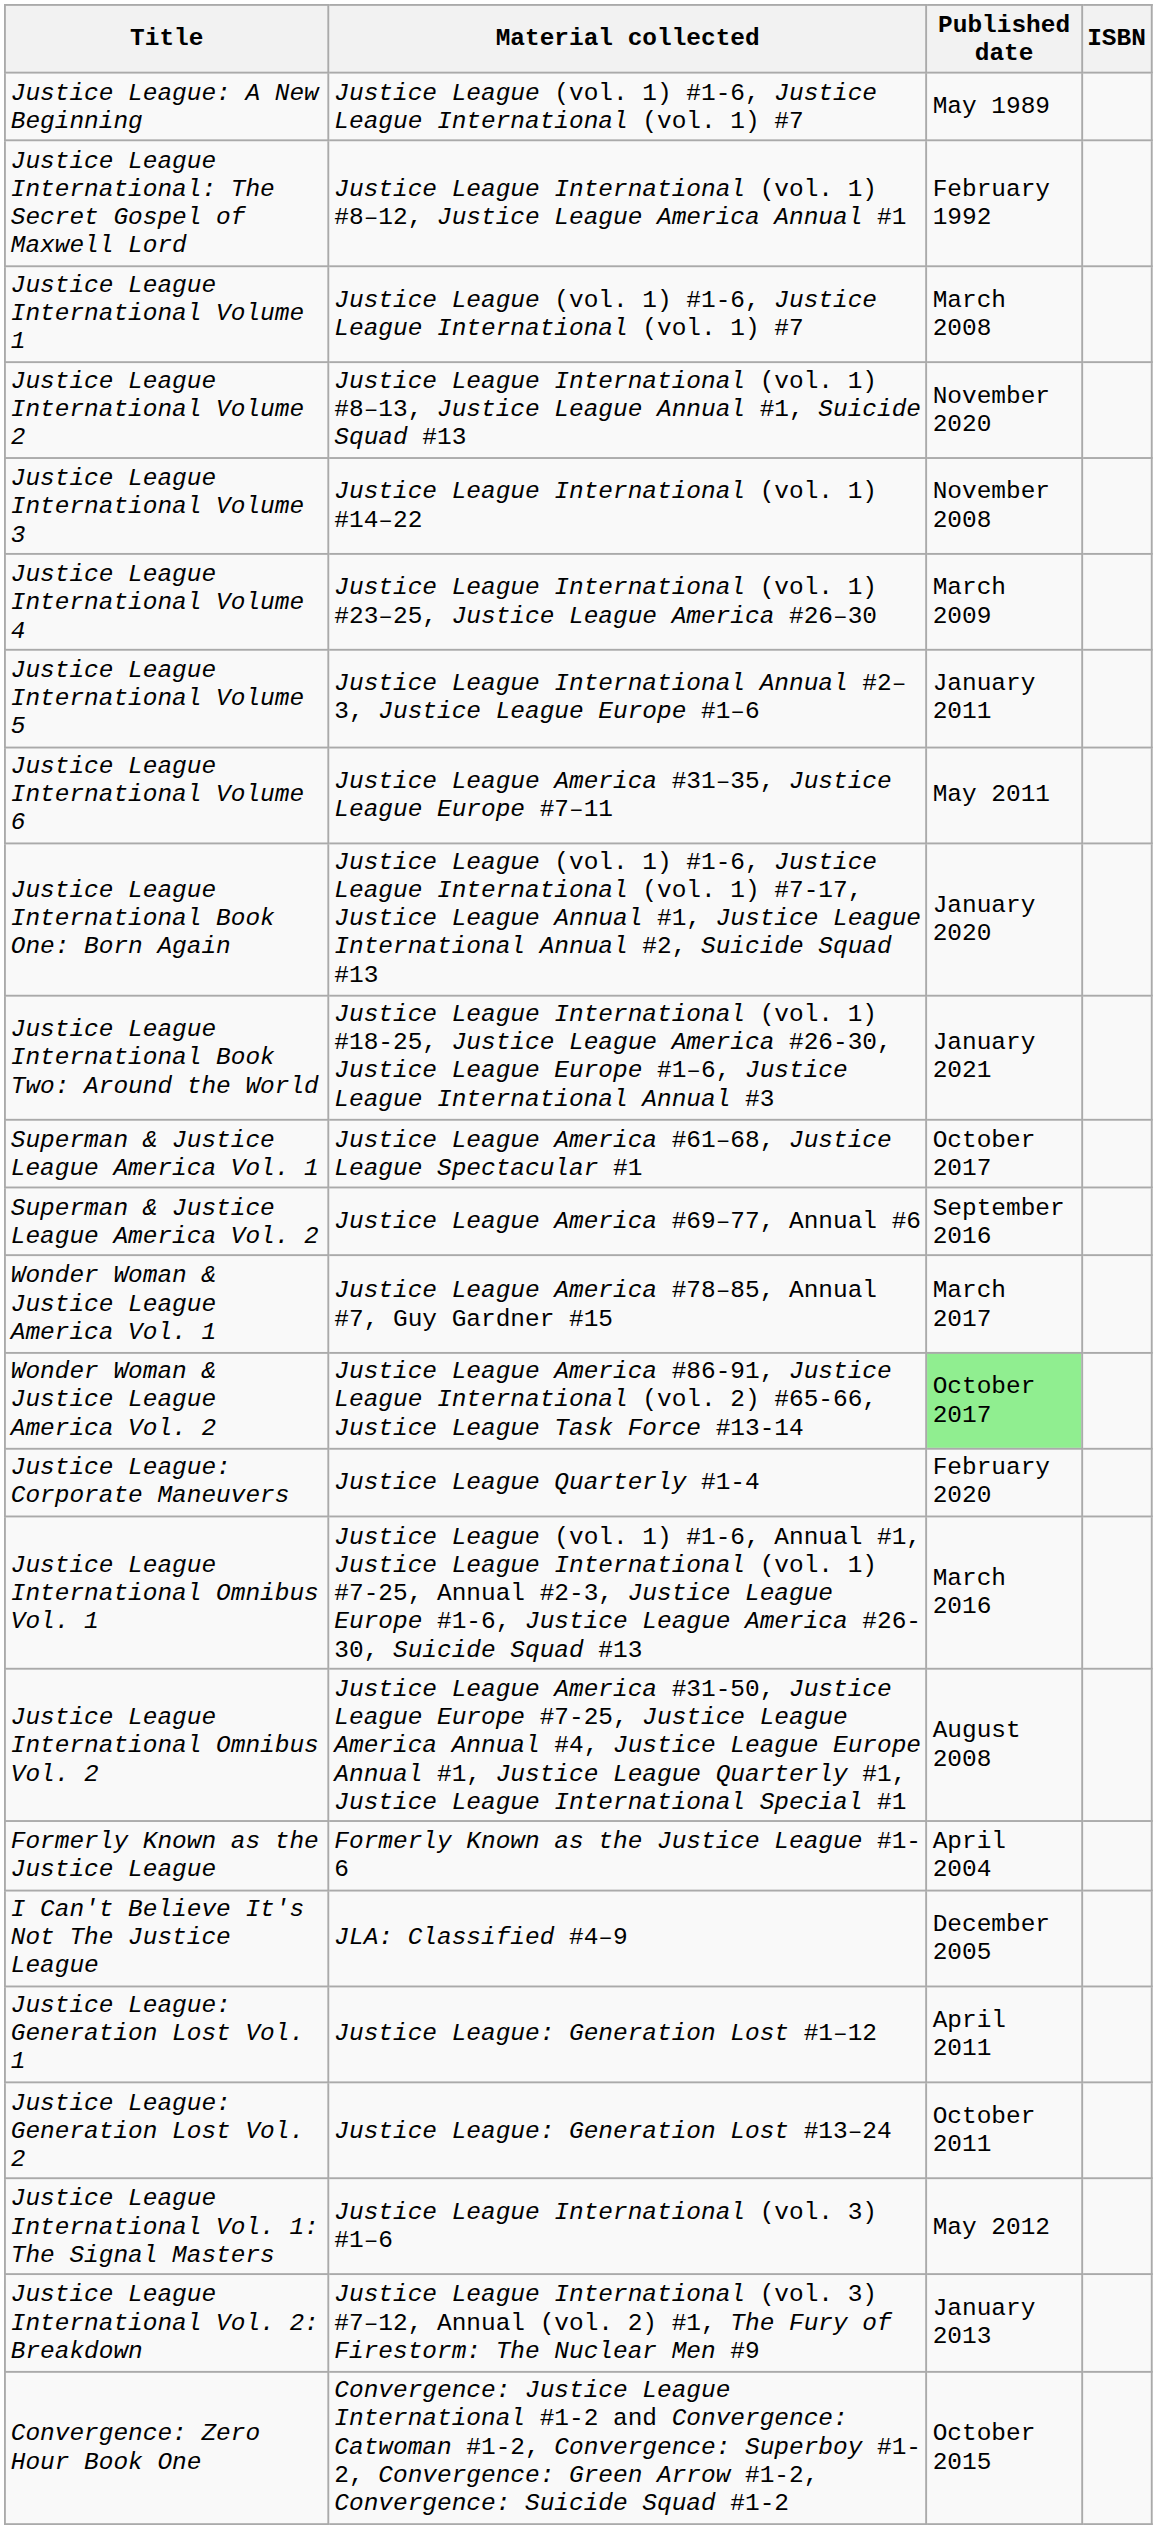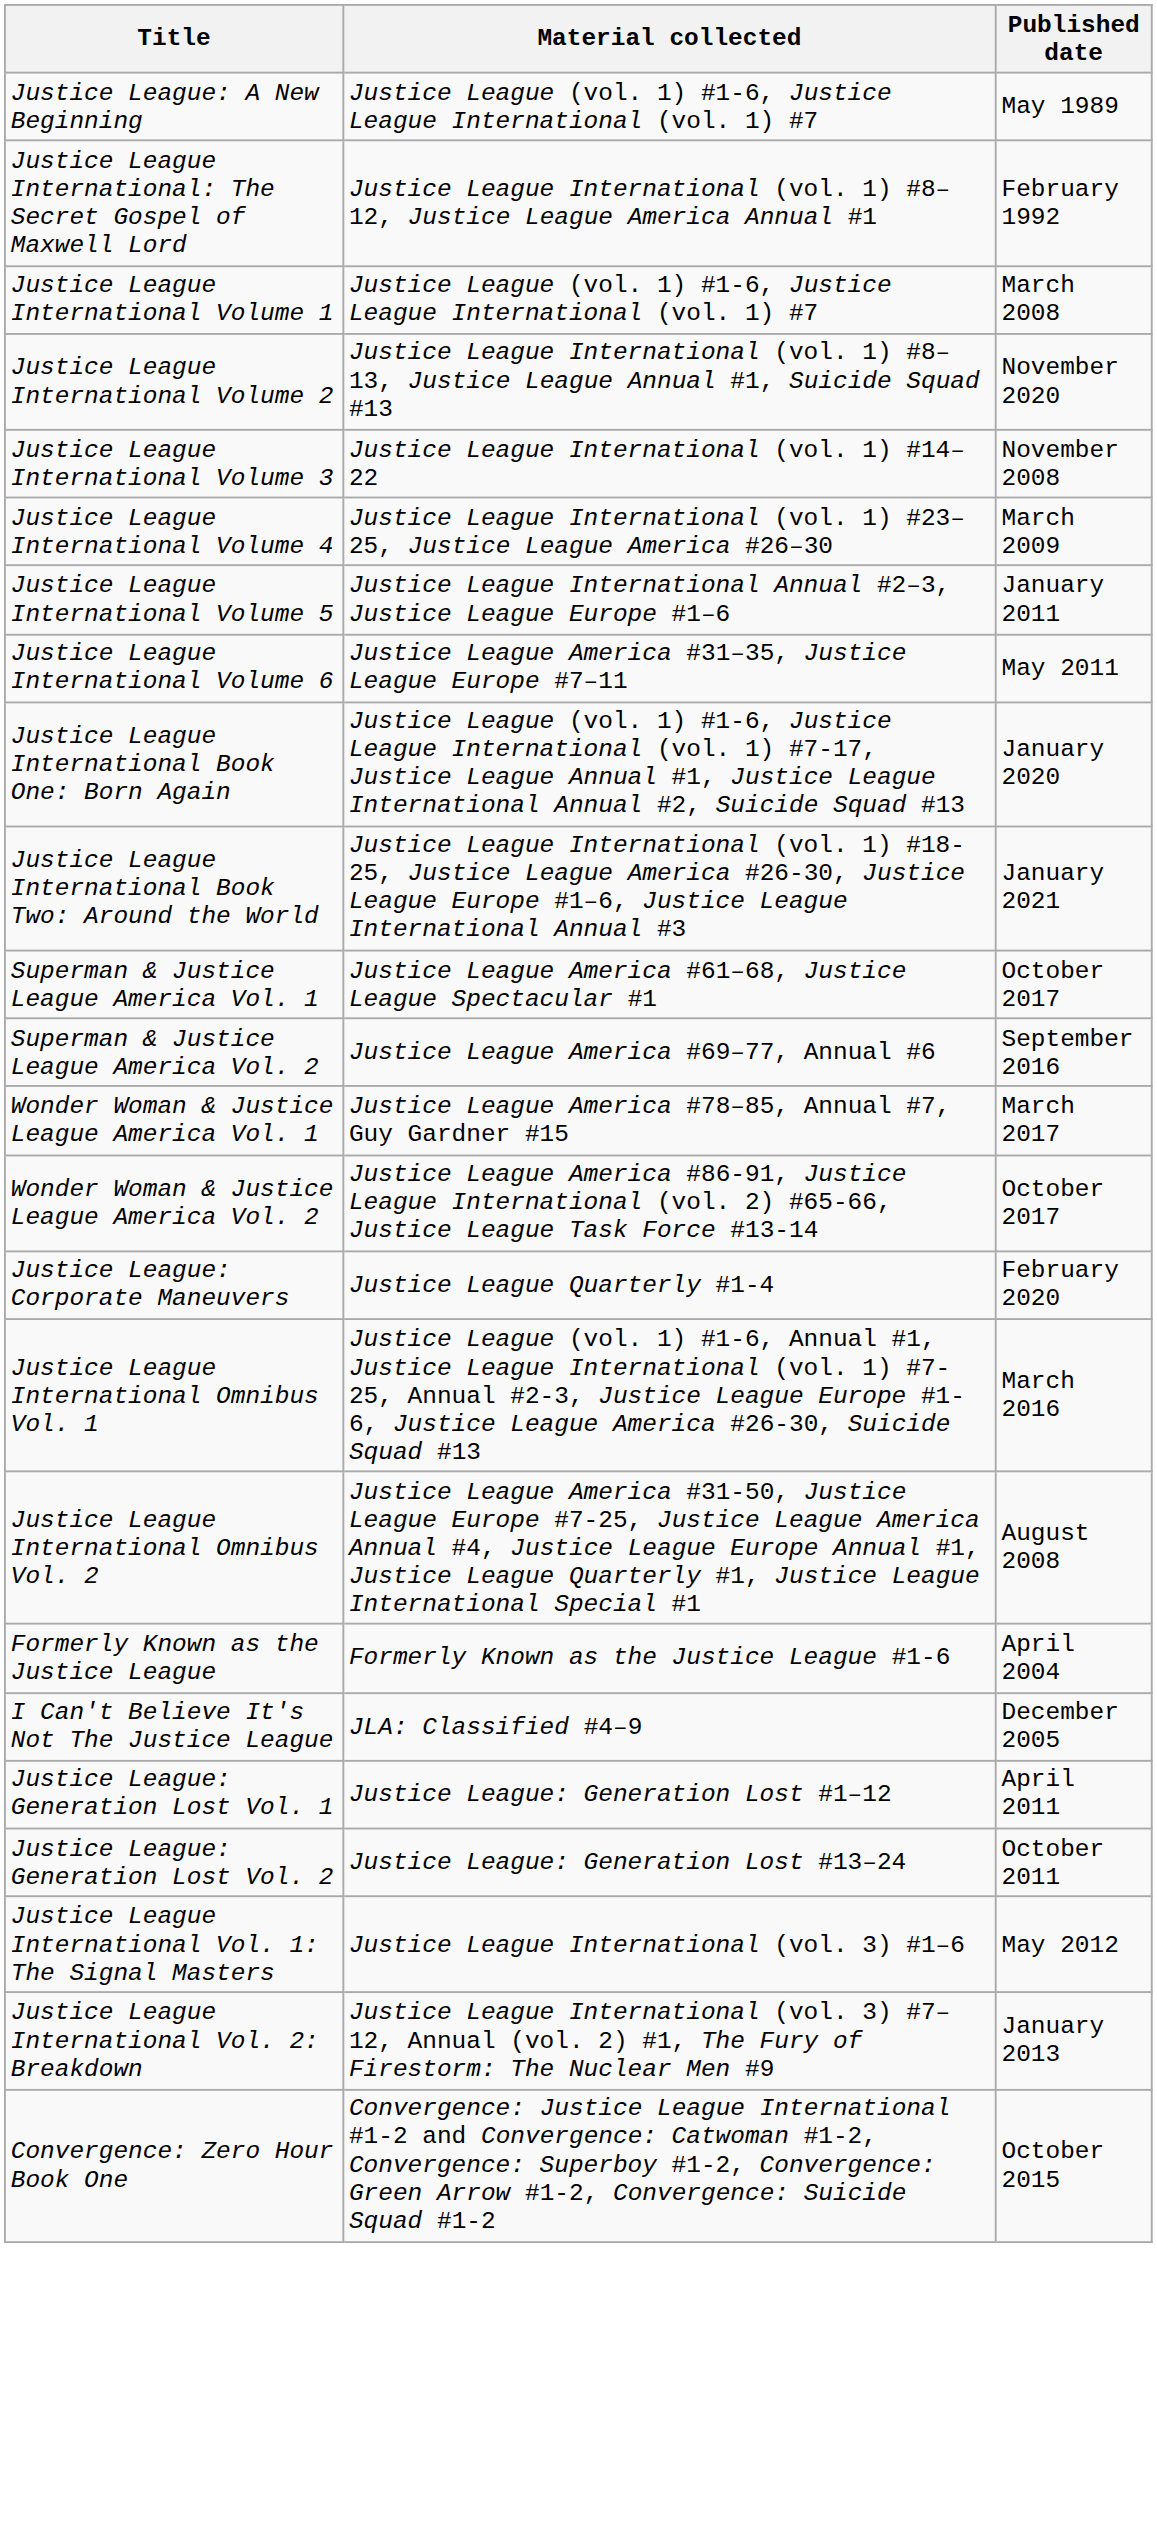- column: (1117, 39)
(984, 1400) lightgreen background -> (1053, 1203) no background
